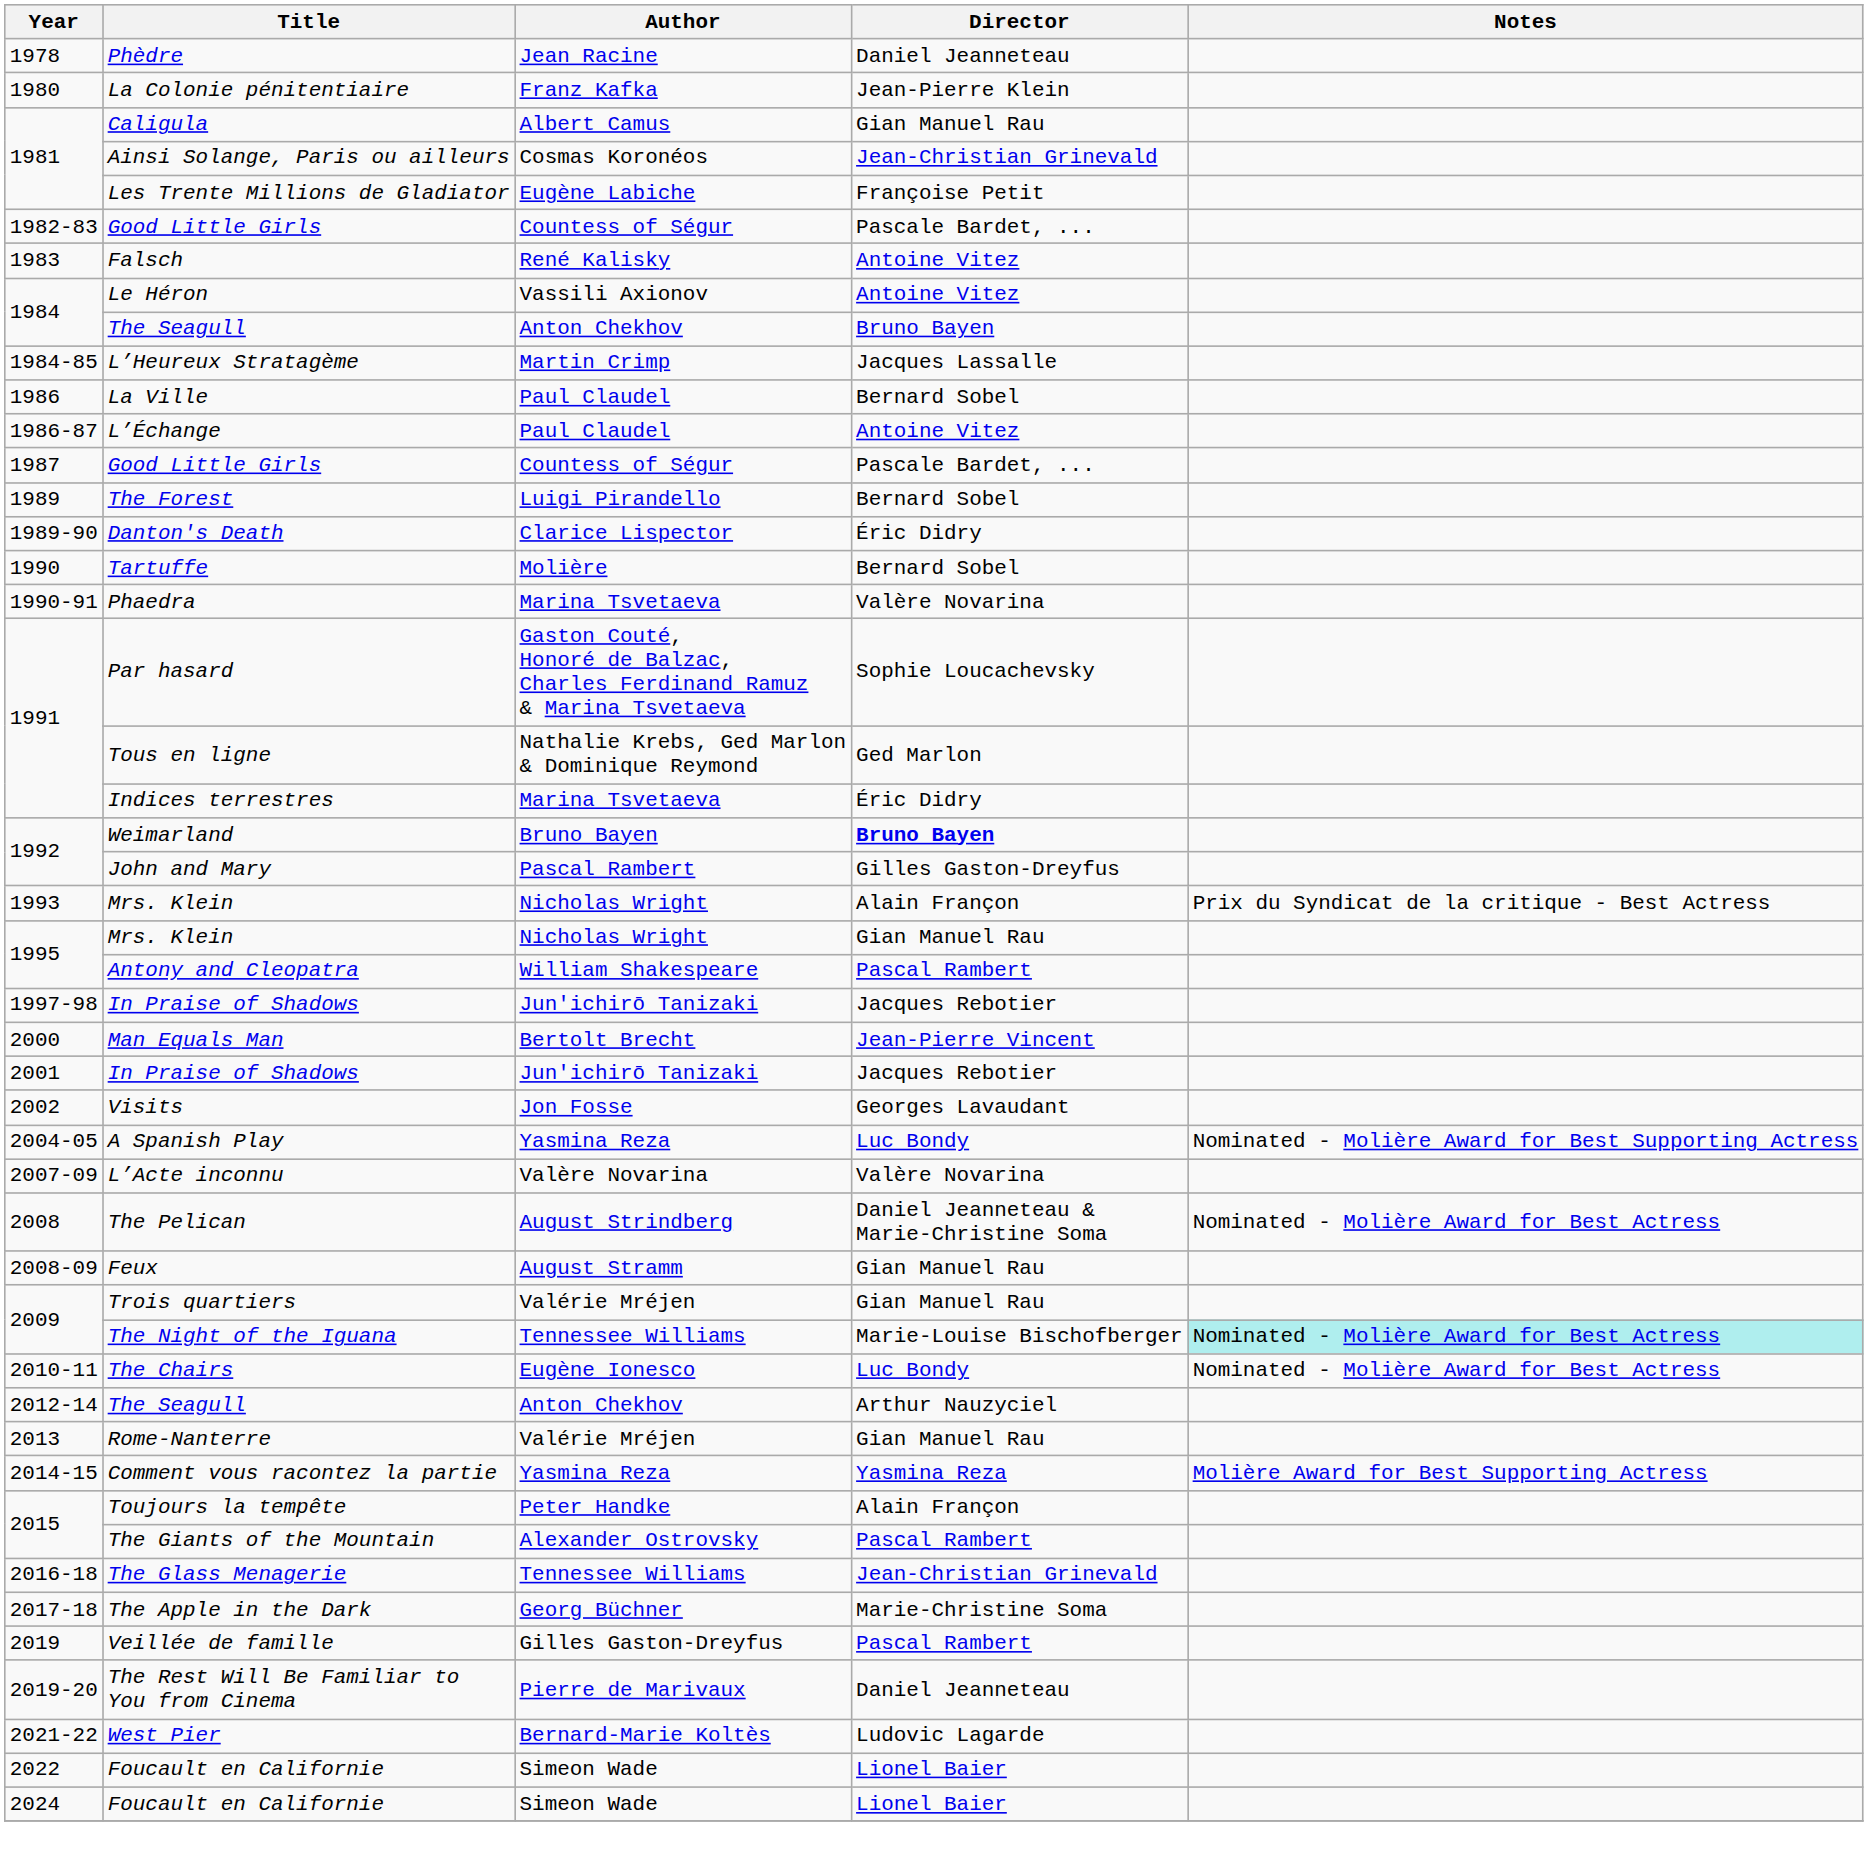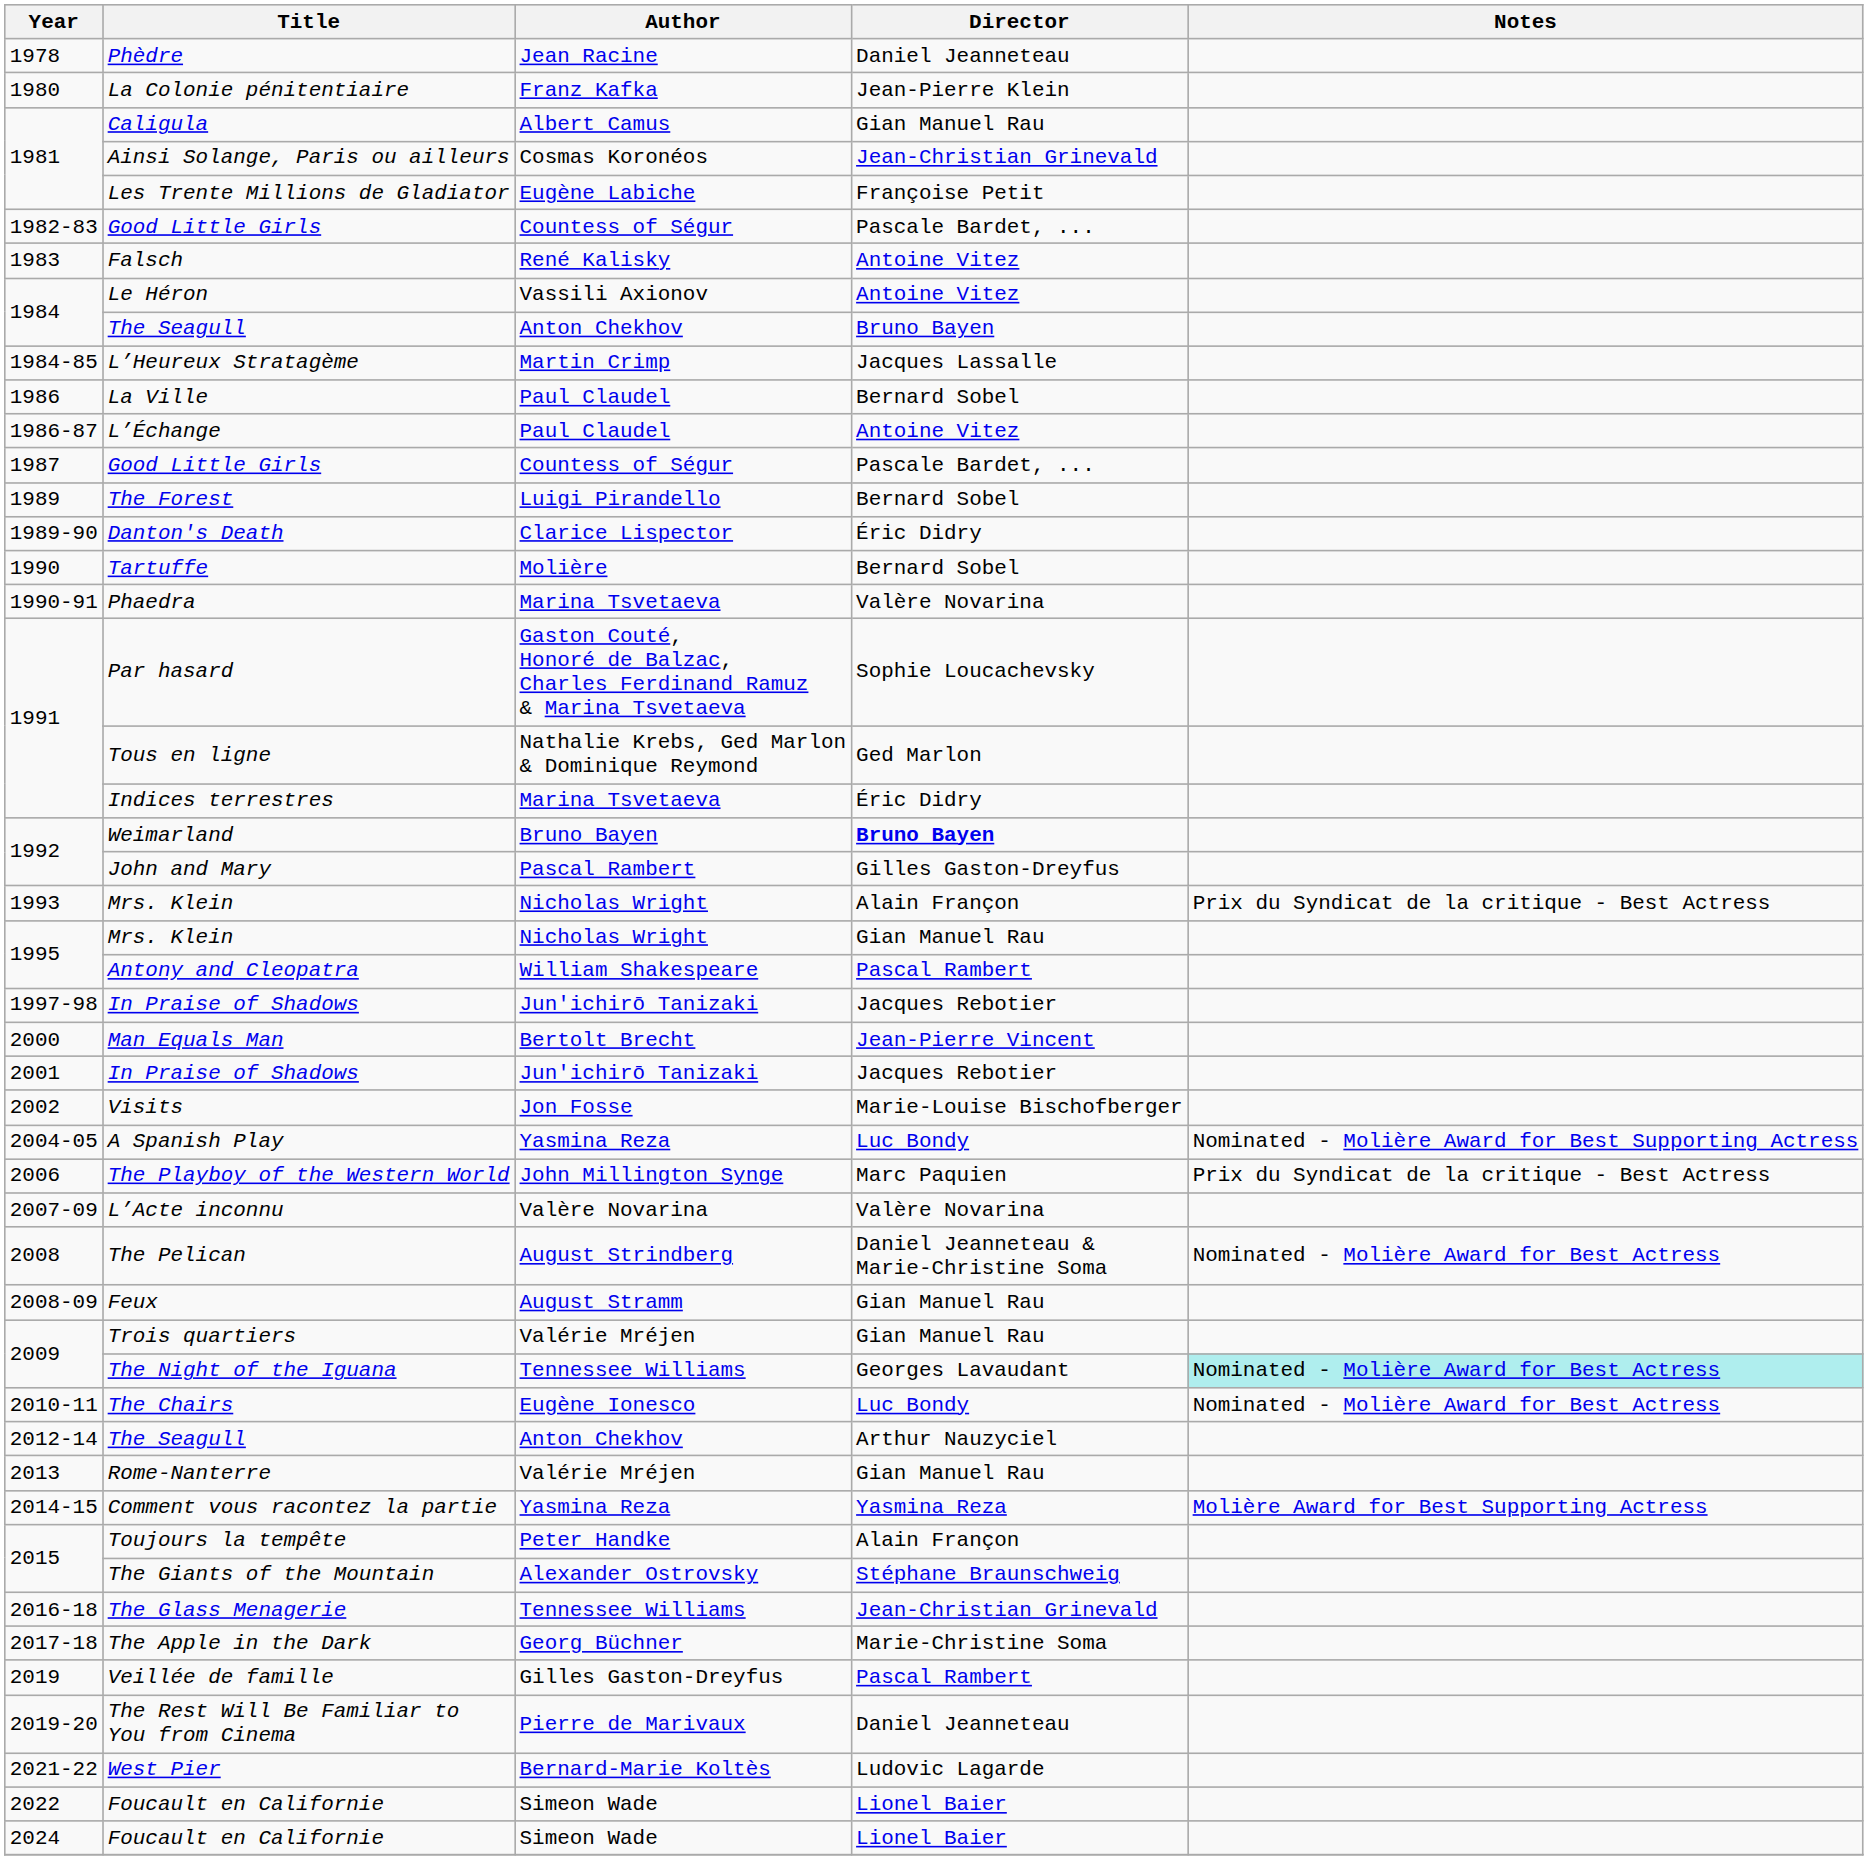(963, 1108) Georges Lavaudant -> (1019, 1108) Marie-Louise Bischofberger
+ row: (35, 1176)
(1019, 1337) Marie-Louise Bischofberger -> (963, 1371) Georges Lavaudant
(944, 1541) Pascal Rambert -> (988, 1575) Stéphane Braunschweig
